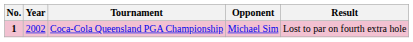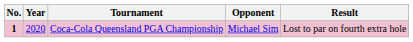(36, 29) 2002 -> (36, 29) 2020
